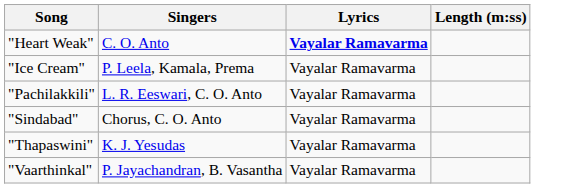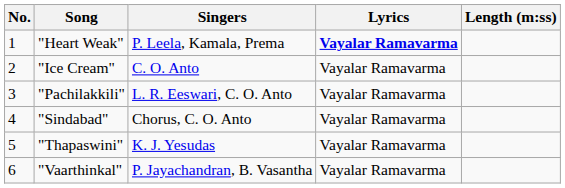+ column: (20, 17)
(136, 43) C. O. Anto -> (208, 43) P. Leela, Kamala, Prema
(178, 68) P. Leela, Kamala, Prema -> (166, 68) C. O. Anto
